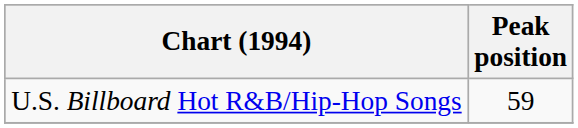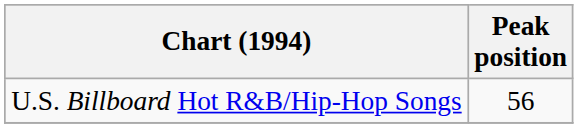(521, 100) 59 -> (521, 100) 56
